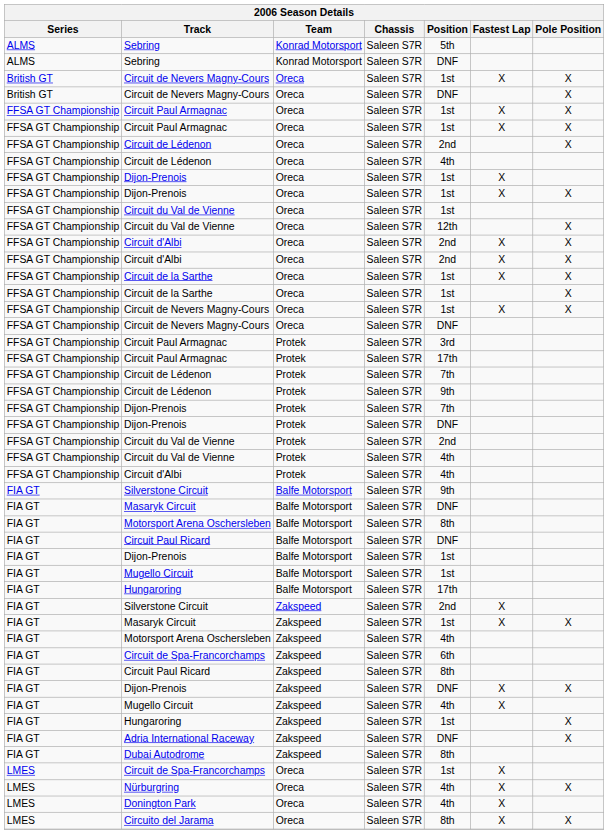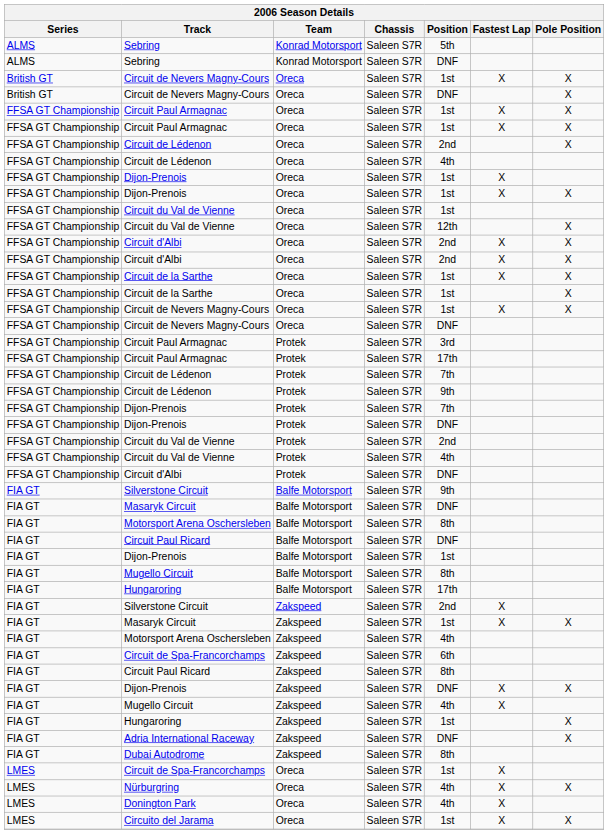(447, 474) 4th -> (447, 474) DNF
(447, 573) 1st -> (447, 573) 8th
(447, 820) 8th -> (447, 820) 1st
